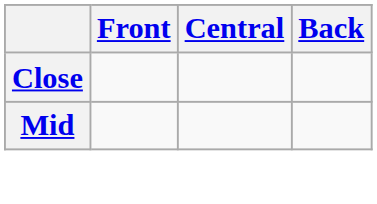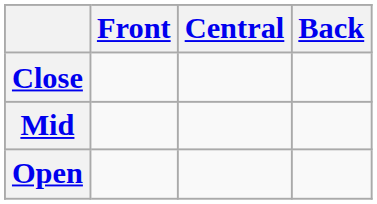+ row: (47, 173)
